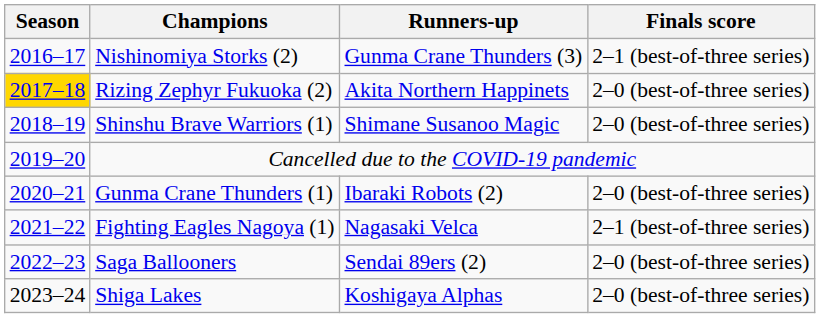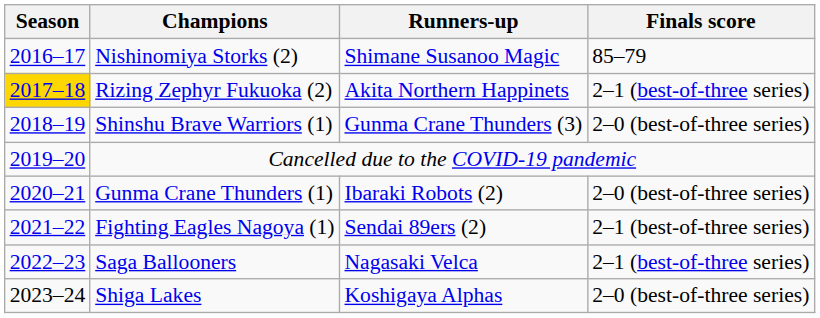(463, 55) Gunma Crane Thunders (3) -> (452, 55) Shimane Susanoo Magic
(701, 55) 2–1 (best-of-three series) -> (619, 55) 85–79
(701, 90) 2–0 (best-of-three series) -> (701, 90) 2–1 (best-of-three series)
(452, 124) Shimane Susanoo Magic -> (463, 124) Gunma Crane Thunders (3)
(411, 227) Nagasaki Velca -> (415, 227) Sendai 89ers (2)
(415, 261) Sendai 89ers (2) -> (411, 261) Nagasaki Velca
(701, 261) 2–0 (best-of-three series) -> (701, 261) 2–1 (best-of-three series)
